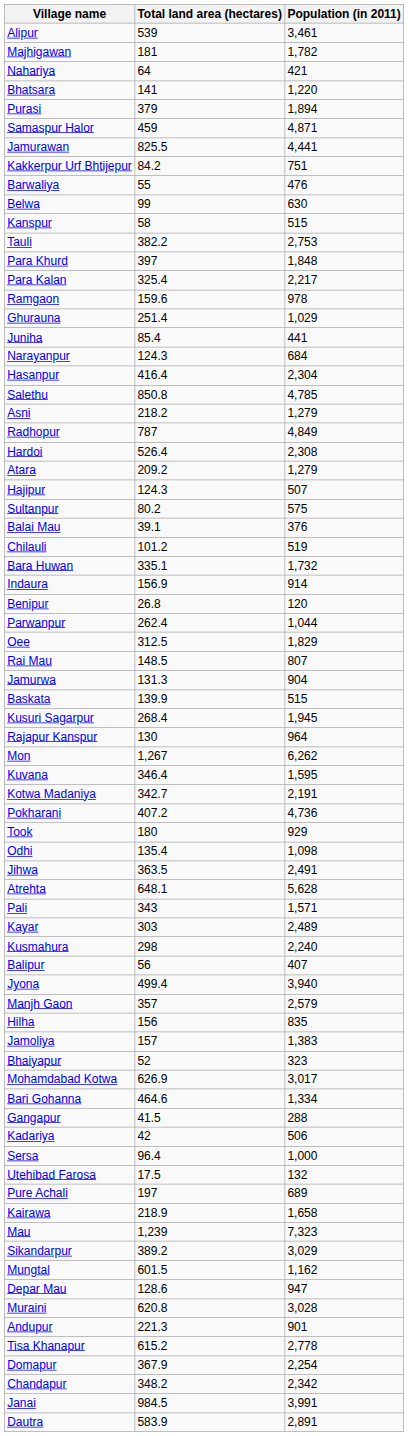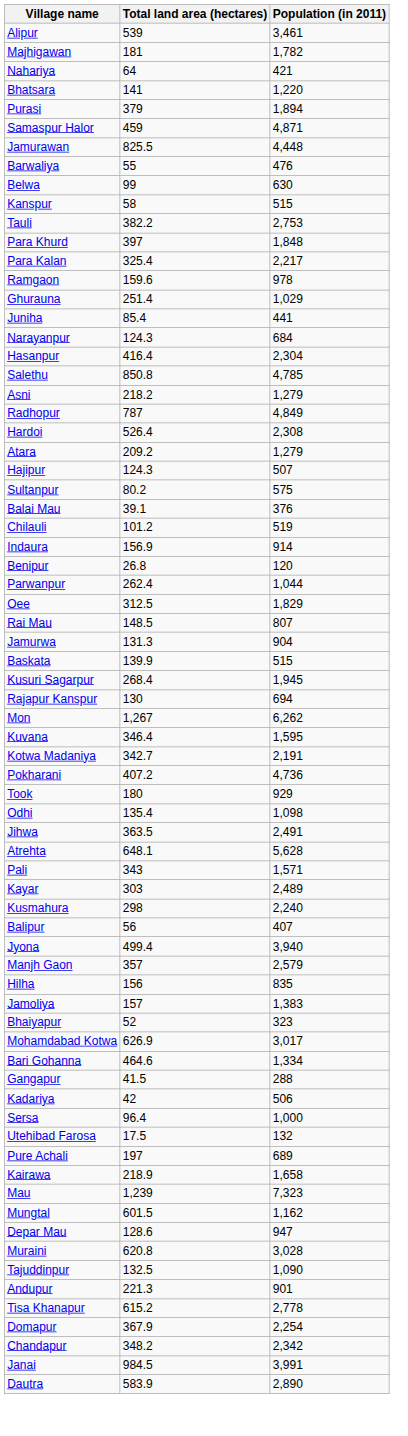(302, 147) 4,441 -> (288, 147) 4,448
- row: (70, 166)
- row: (40, 565)
(297, 737) 964 -> (283, 699) 694
- row: (39, 1251)
+ row: (38, 1270)
(302, 1422) 2,891 -> (288, 1384) 2,890
